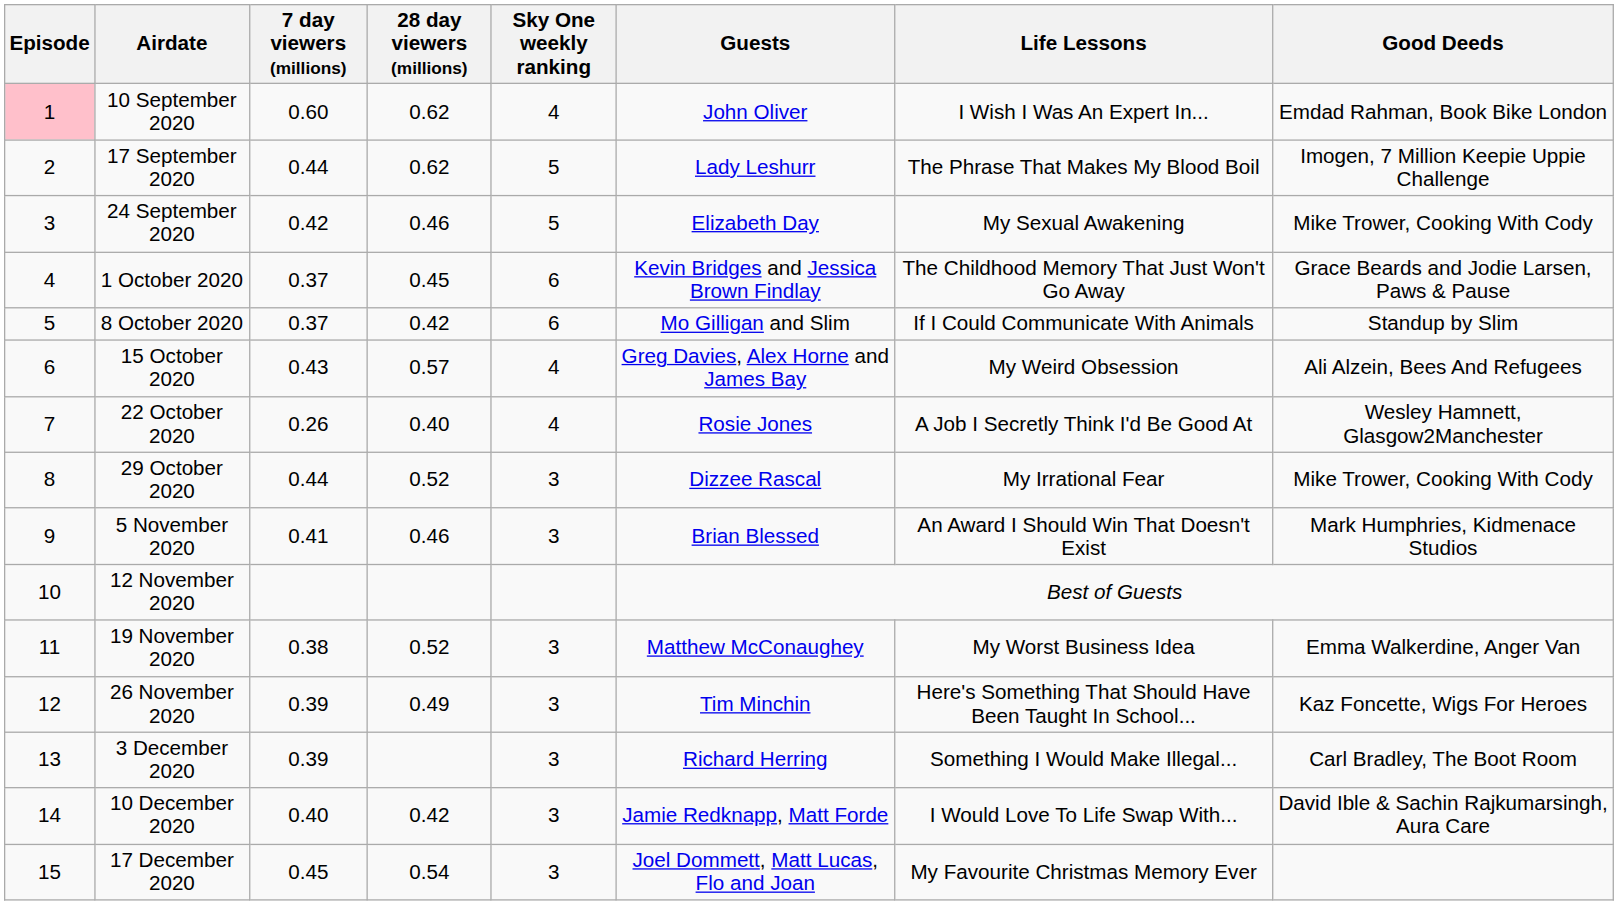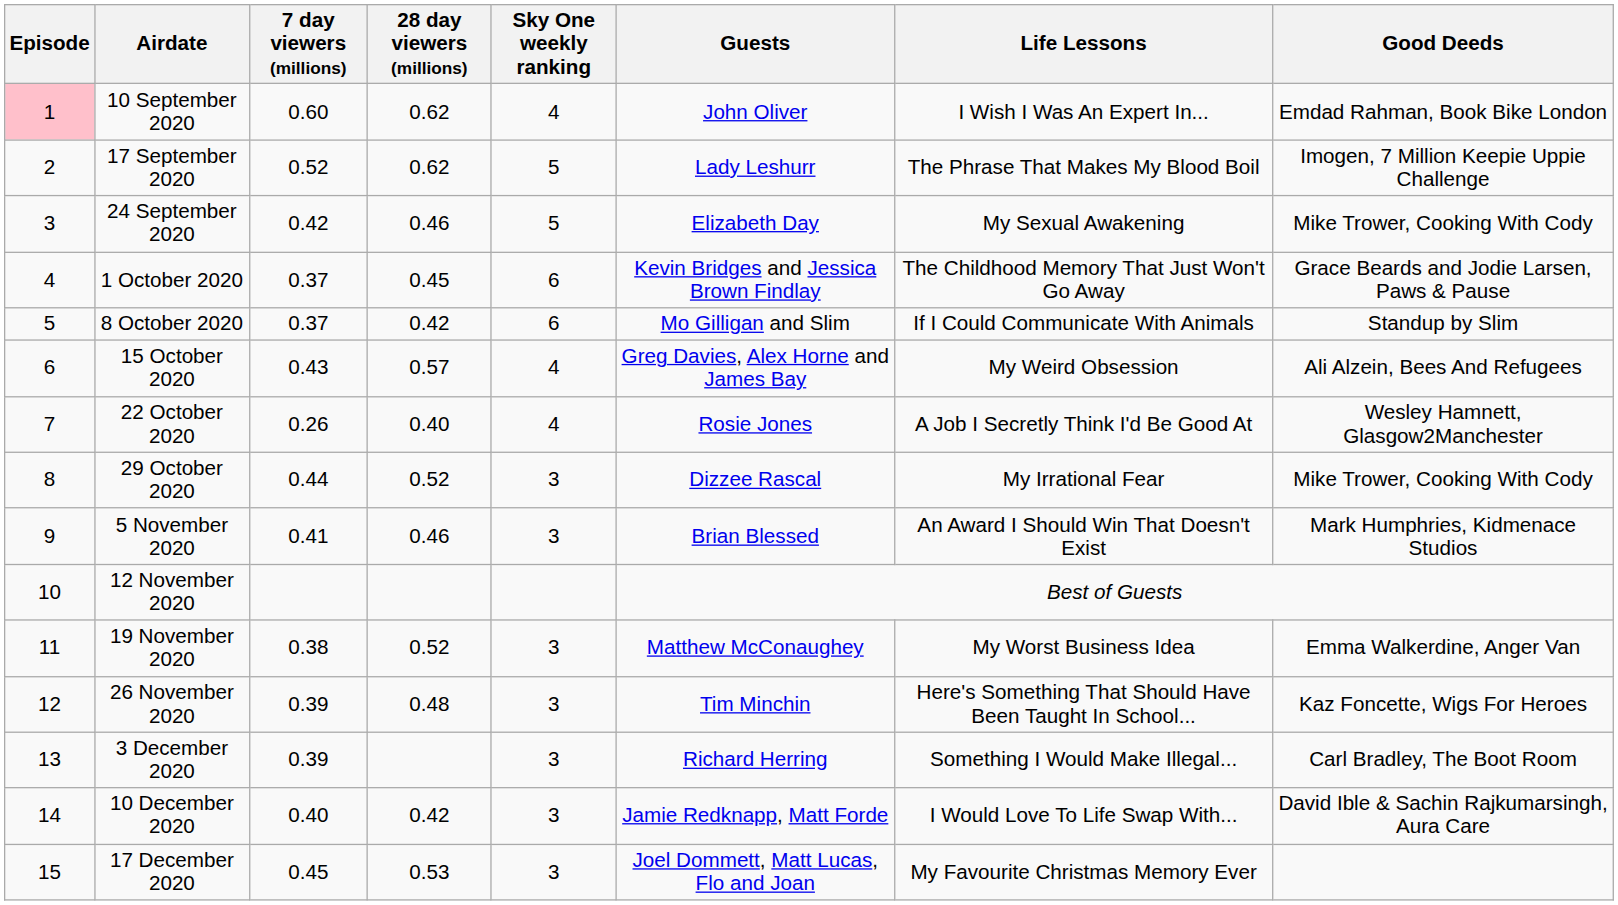(308, 167) 0.44 -> (308, 167) 0.52
(429, 703) 0.49 -> (429, 703) 0.48
(429, 871) 0.54 -> (429, 871) 0.53
